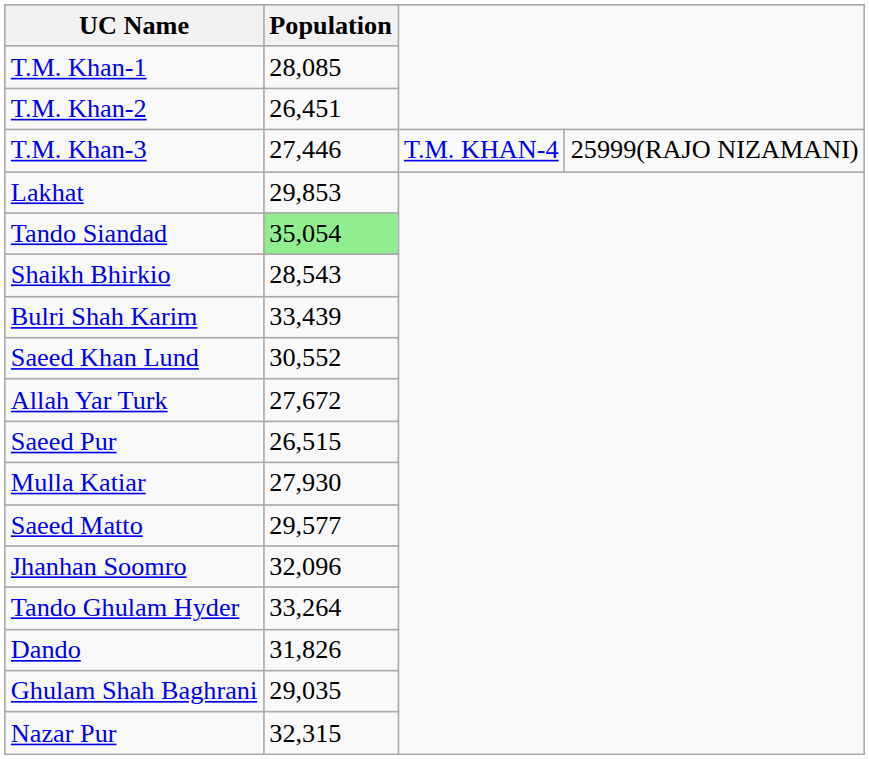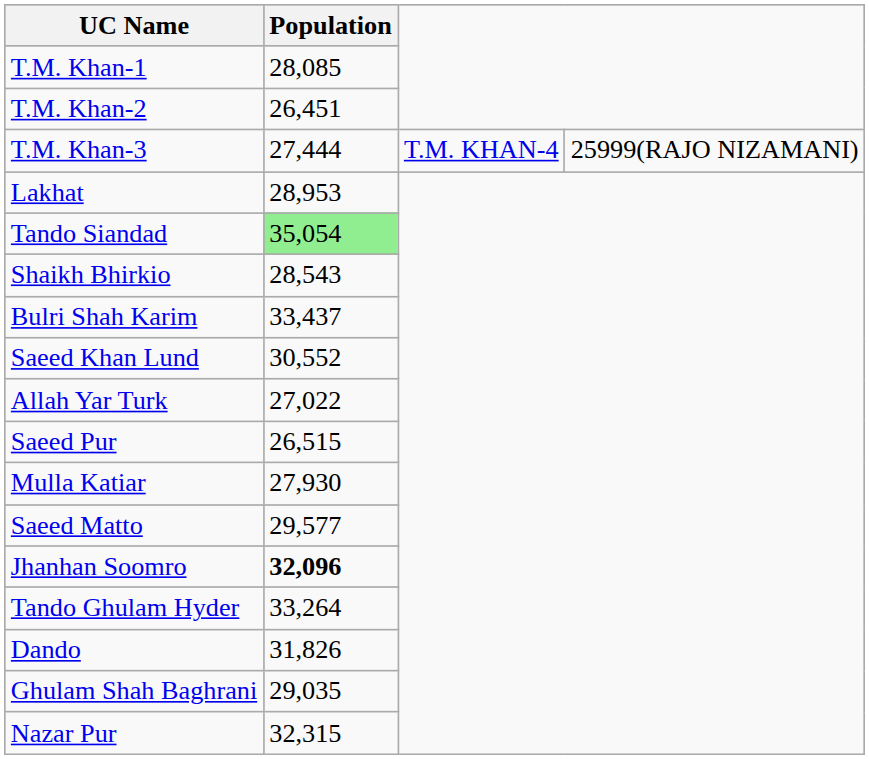(305, 150) 27,446 -> (305, 150) 27,444
(305, 191) 29,853 -> (305, 191) 28,953
(305, 316) 33,439 -> (305, 316) 33,437
(305, 399) 27,672 -> (305, 399) 27,022
(305, 566) normal -> (305, 566) bold
